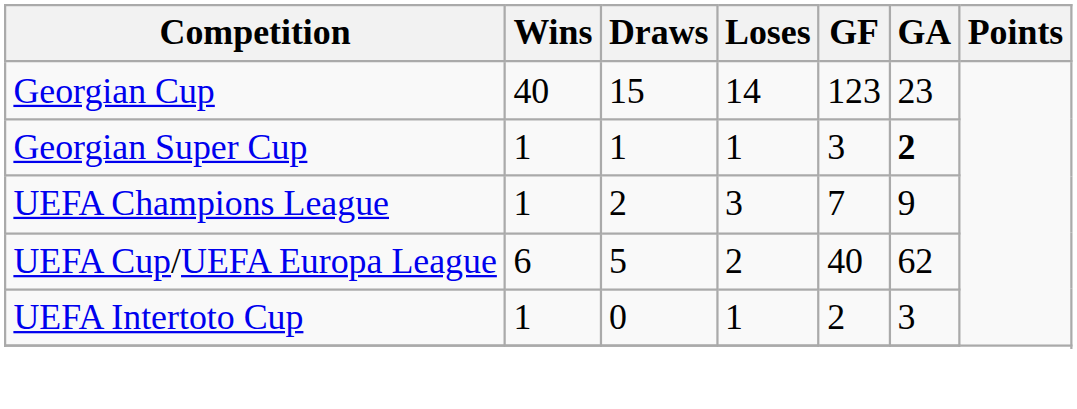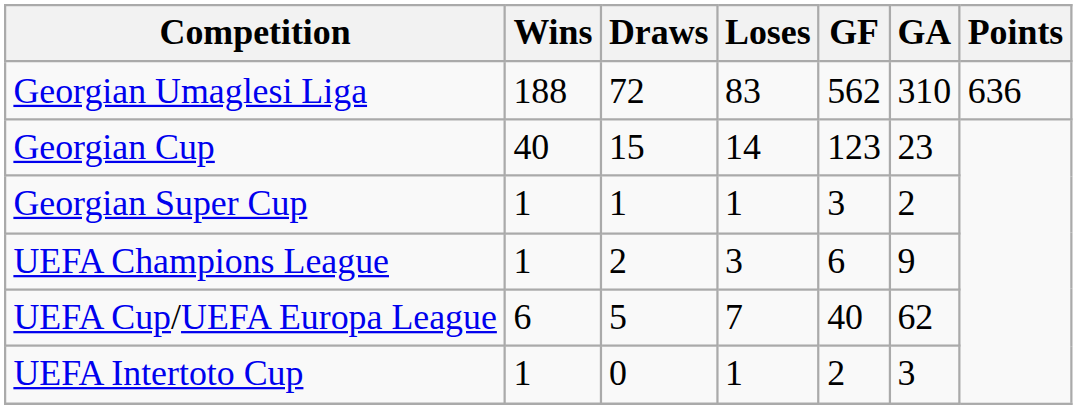+ row: (190, 89)
(906, 146) bold -> (906, 203) normal
(836, 203) 7 -> (836, 260) 6
(734, 260) 2 -> (734, 317) 7
